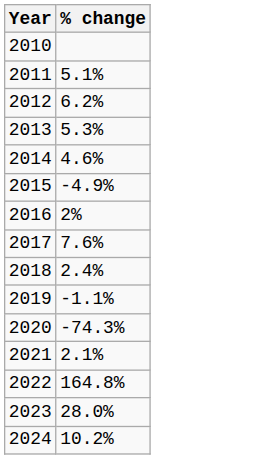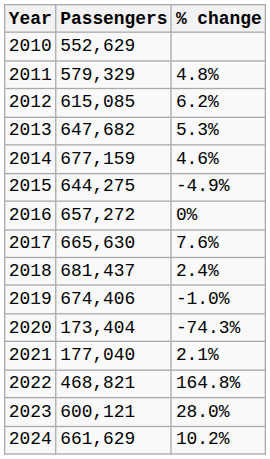+ column: (114, 18)
(82, 75) 5.1% -> (197, 75) 4.8%
(71, 215) 2% -> (187, 215) 0%
(87, 299) -1.1% -> (203, 299) -1.0%
